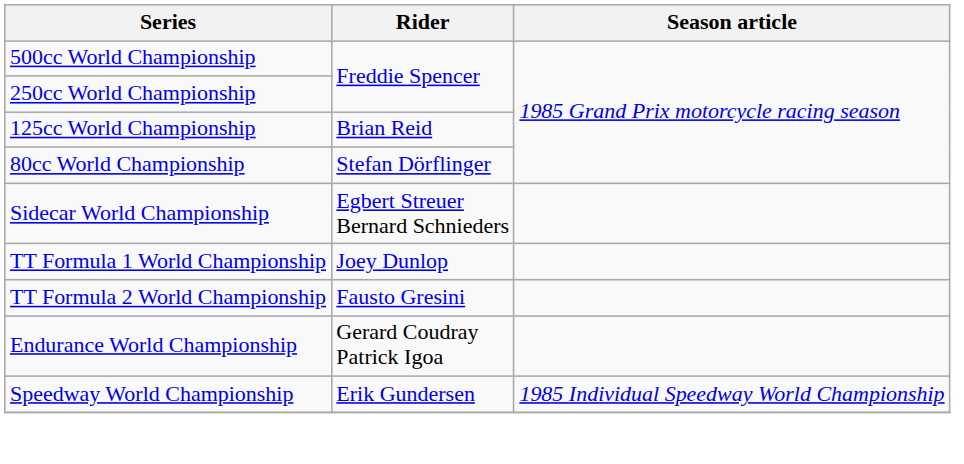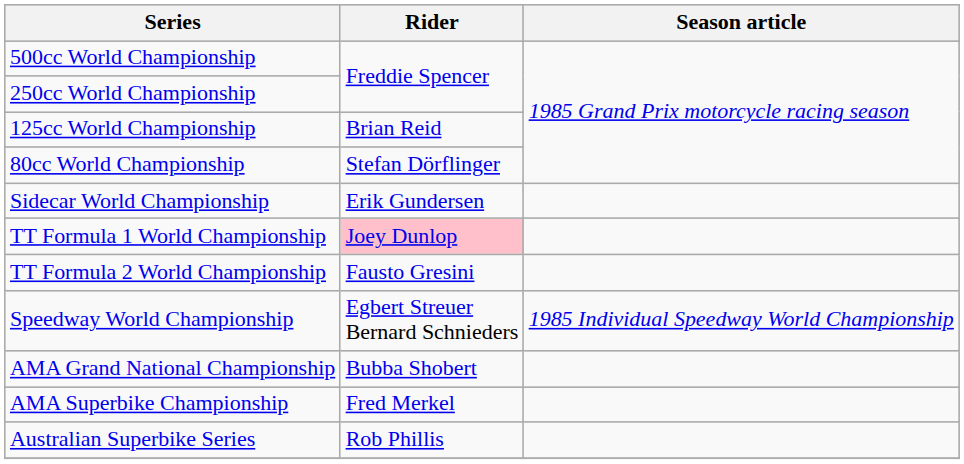(423, 213) Egbert Streuer Bernard Schnieders -> (415, 200) Erik Gundersen
(392, 261) no background -> (401, 236) pink background
- row: (154, 345)
(406, 393) Erik Gundersen -> (432, 320) Egbert Streuer Bernard Schnieders
+ row: (173, 368)
+ row: (149, 403)
+ row: (133, 439)
